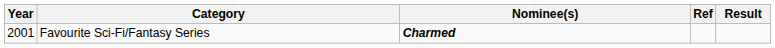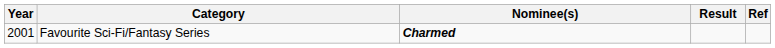columns swapped: (743, 14) <-> (703, 14)
